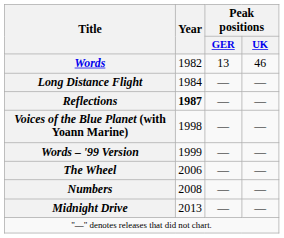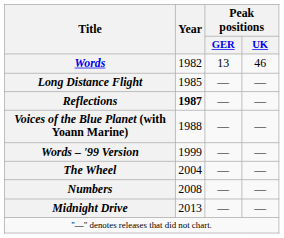(190, 82) 1984 -> (190, 82) 1985
(190, 126) 1998 -> (190, 126) 1988
(190, 170) 2006 -> (190, 170) 2004
